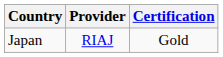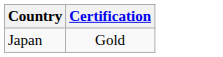- column: (97, 16)
